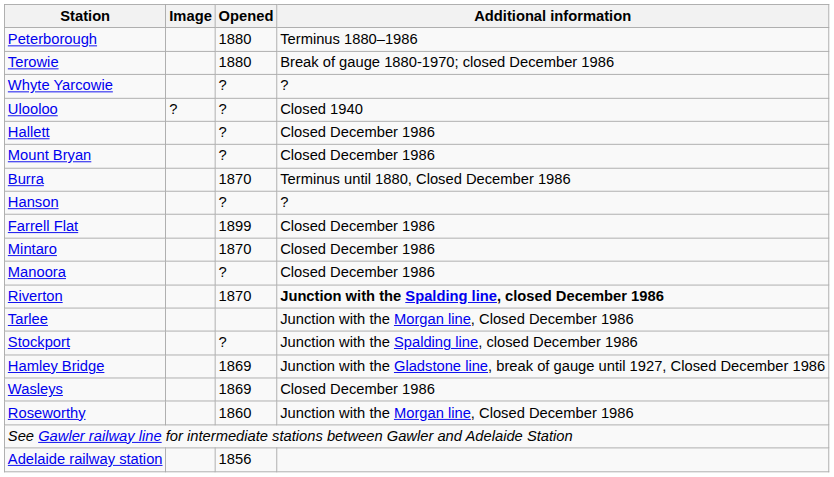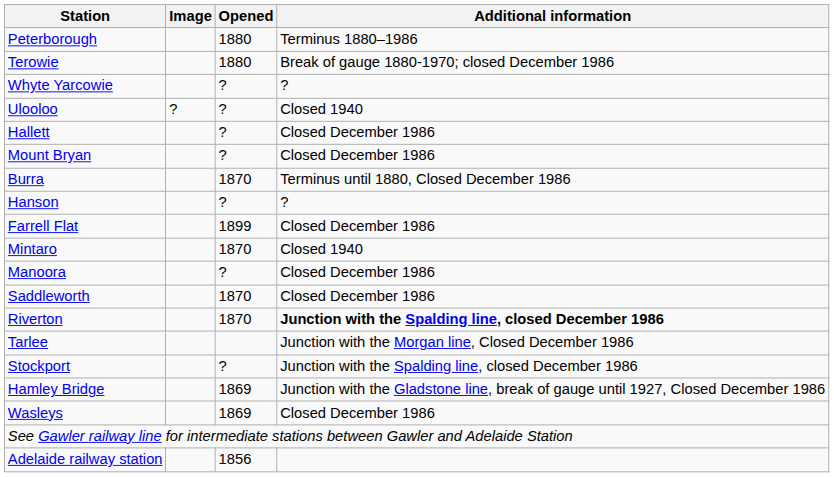(358, 249) Closed December 1986 -> (322, 249) Closed 1940
+ row: (49, 296)
- row: (47, 413)
